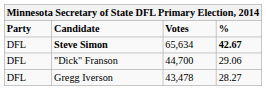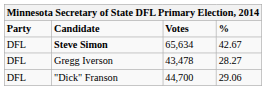(230, 45) bold -> (230, 45) normal
rows swapped: (86, 61) <-> (83, 77)
